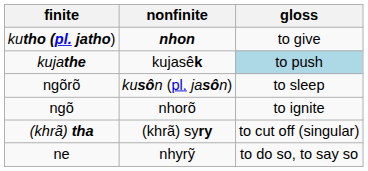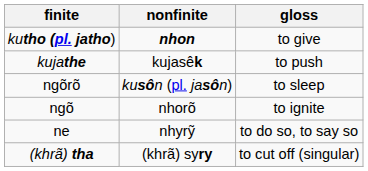(299, 62) lightblue background -> (299, 62) no background
rows swapped: (62, 131) <-> (62, 154)
